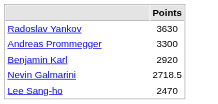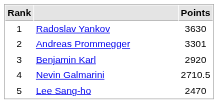+ column: (19, 13)
(167, 44) 3300 -> (196, 44) 3301
(167, 75) 2718.5 -> (196, 75) 2710.5
